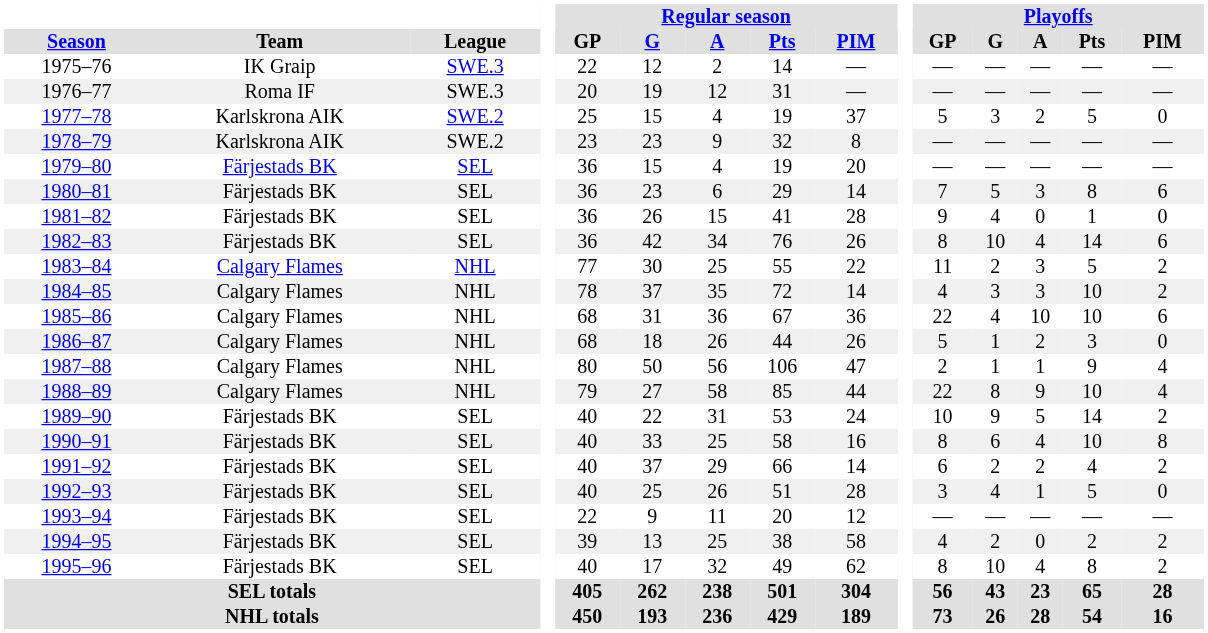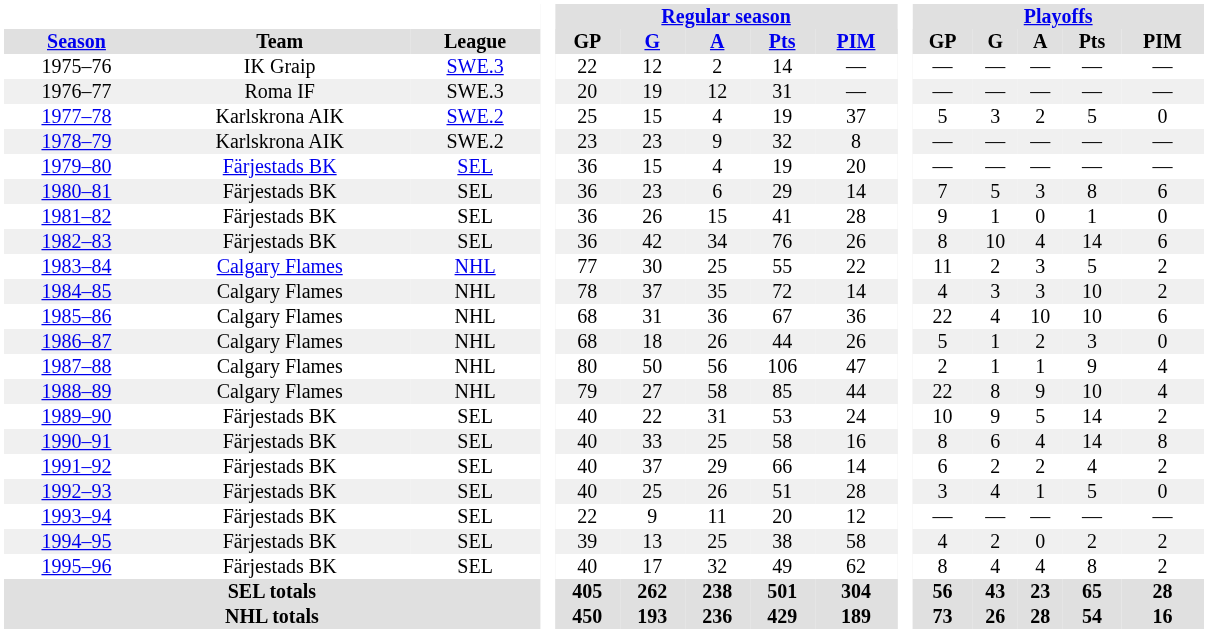(995, 216) 4 -> (995, 216) 1
(1092, 441) 10 -> (1092, 441) 14
(995, 566) 10 -> (995, 566) 4
